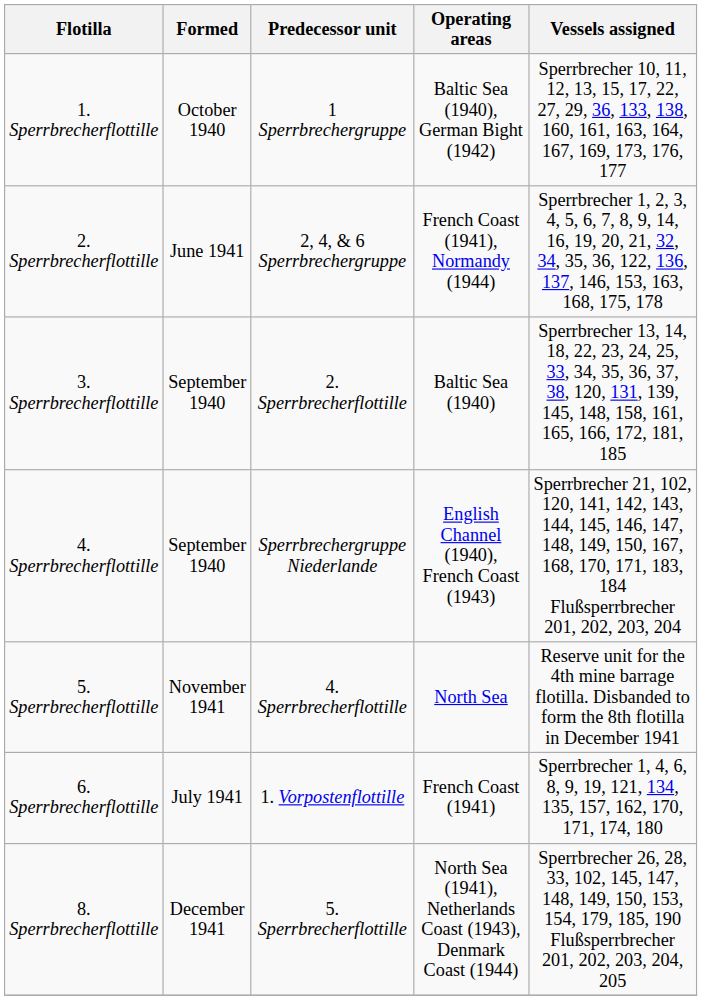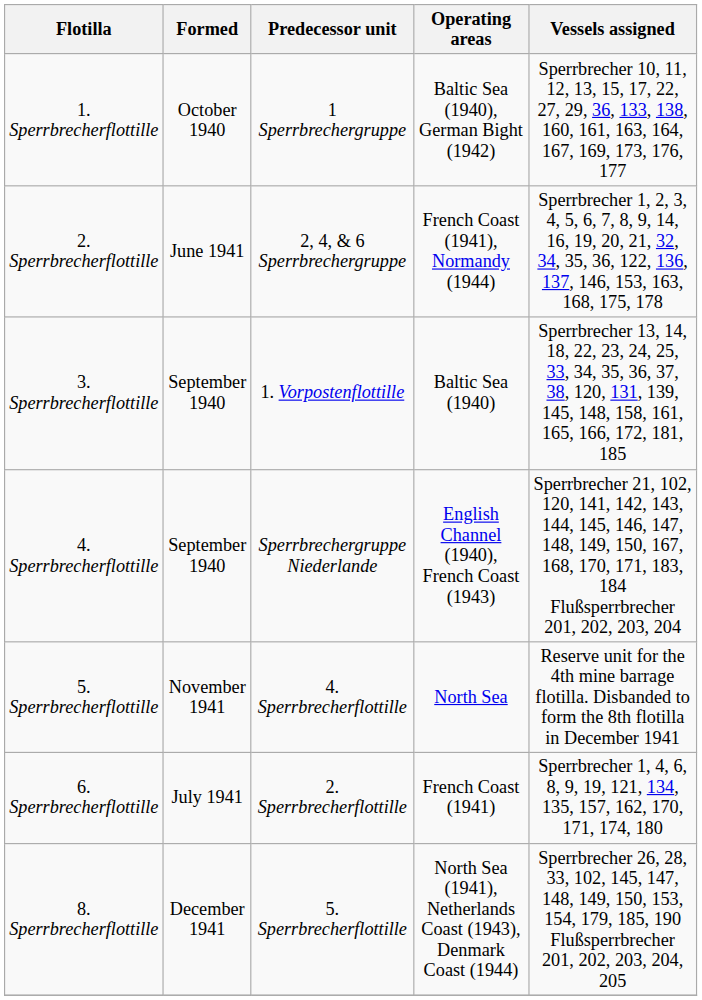(332, 393) 2. Sperrbrecherflottille -> (332, 393) 1. Vorpostenflottille
(332, 797) 1. Vorpostenflottille -> (332, 797) 2. Sperrbrecherflottille
